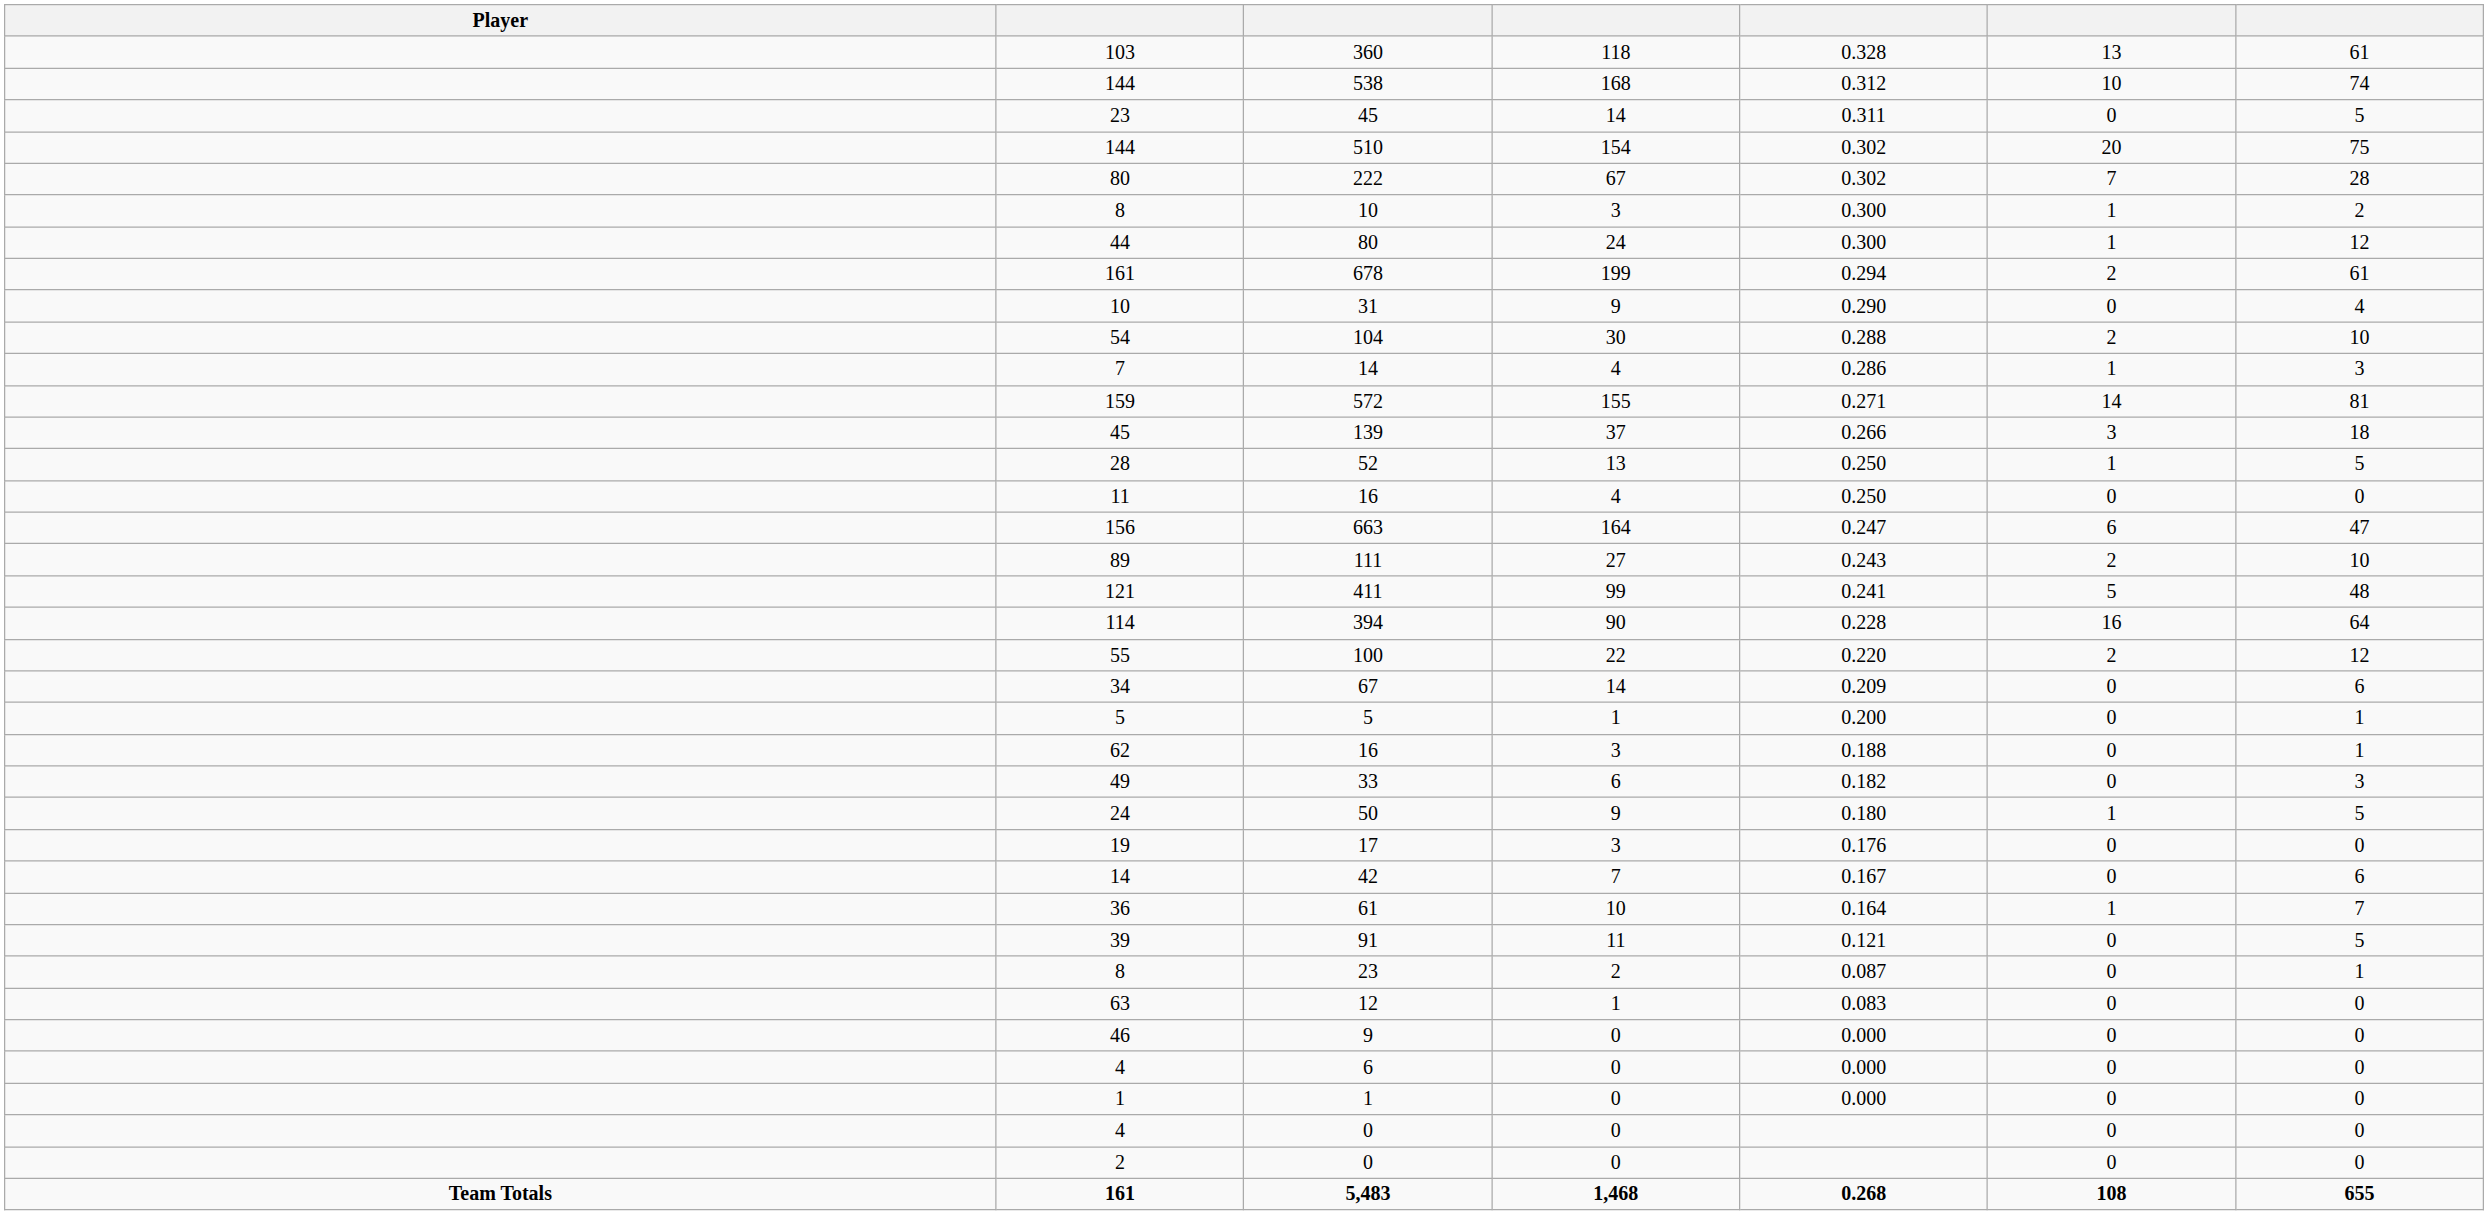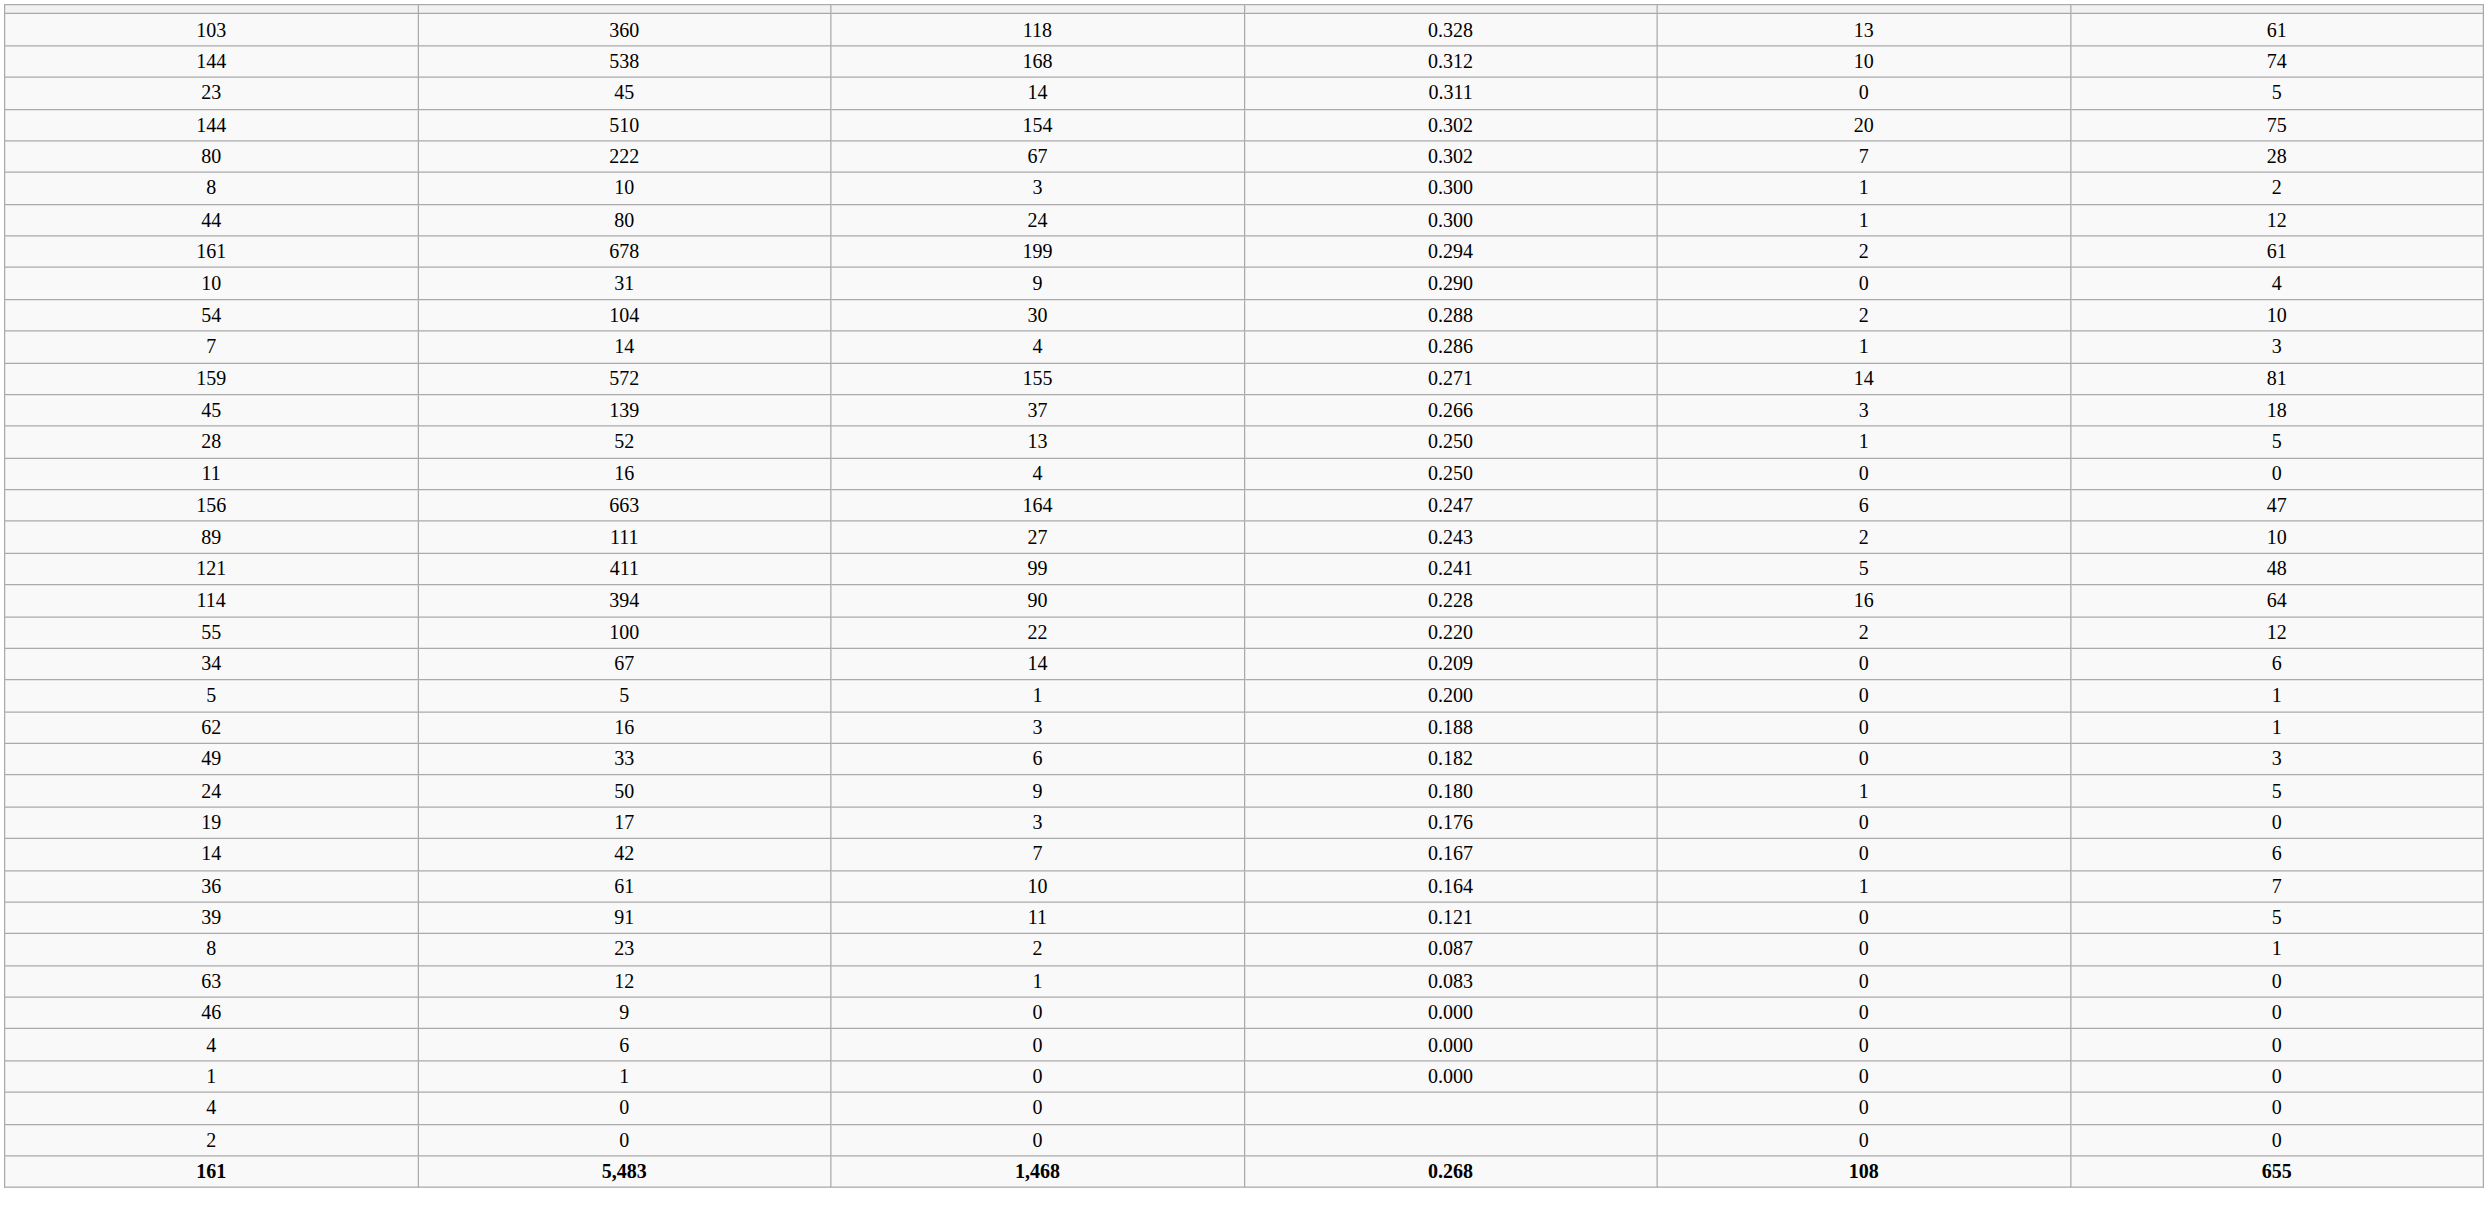- column: (500, 20)
